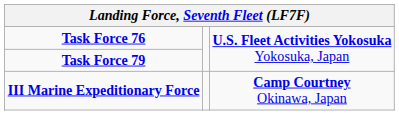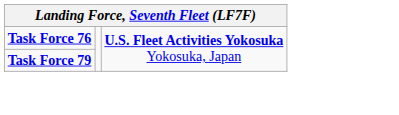- row: (104, 90)
